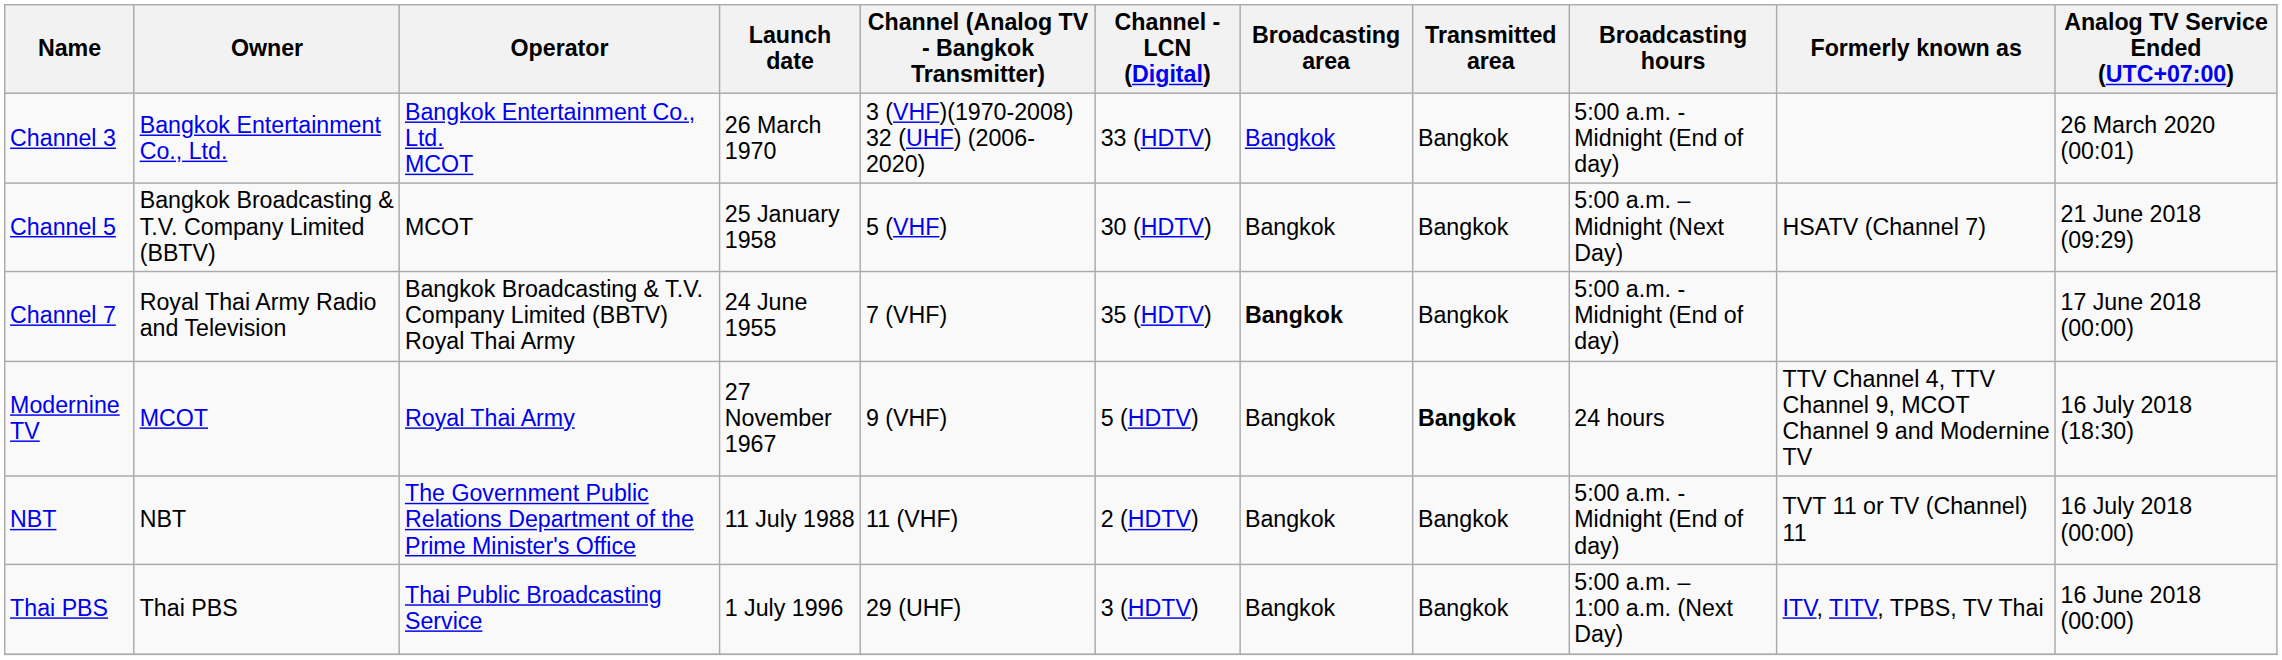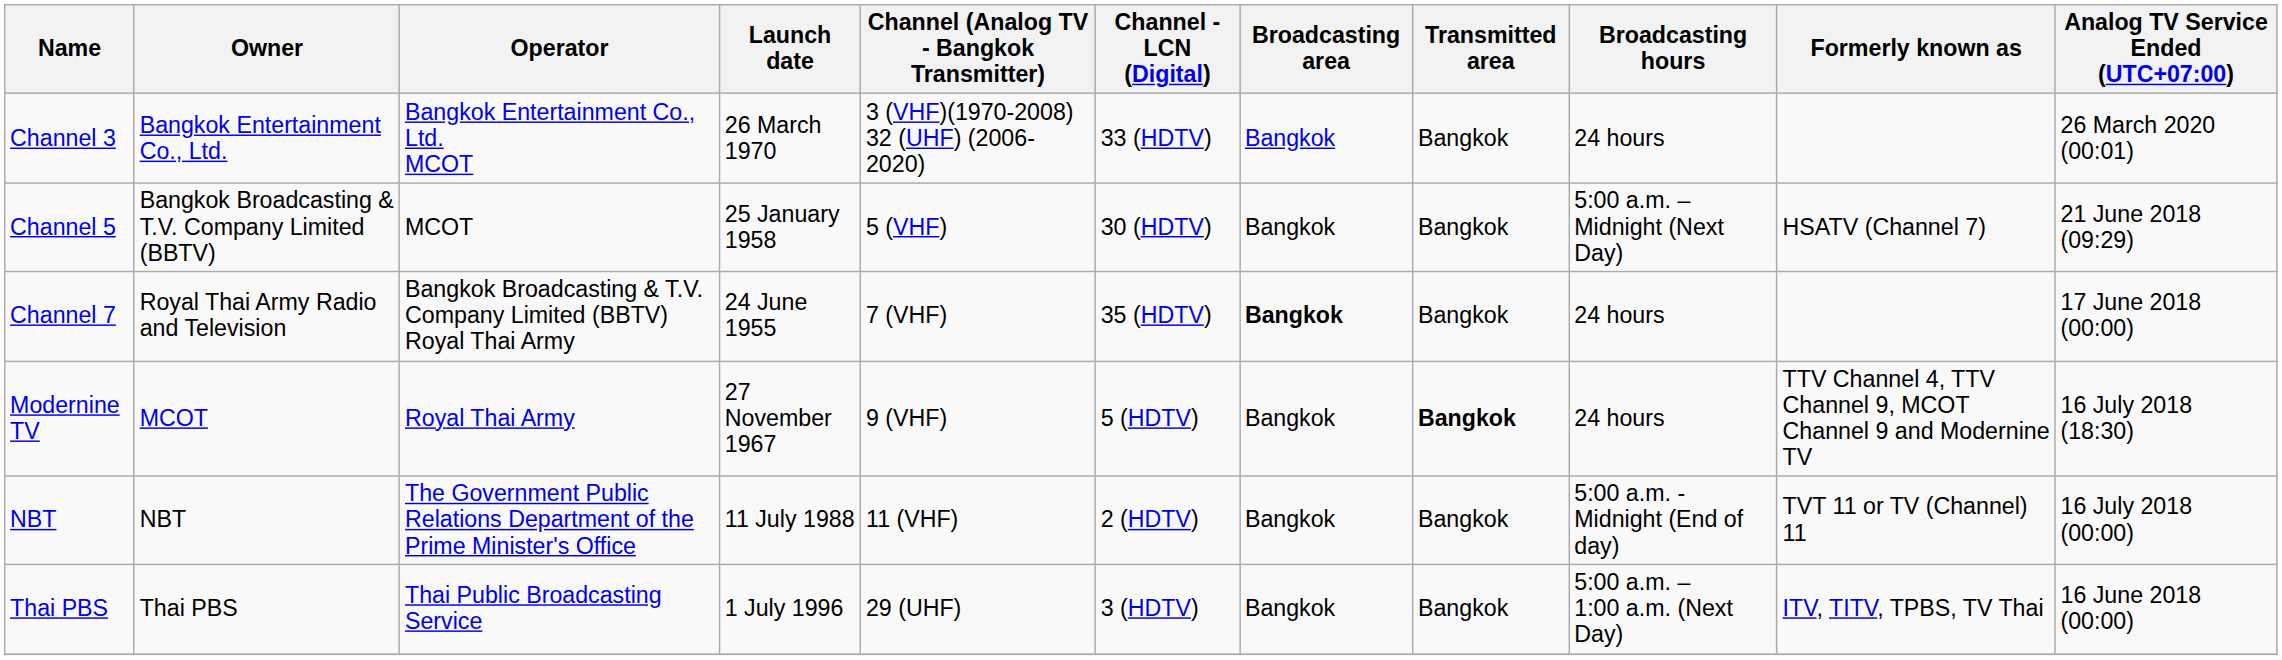(1659, 137) 5:00 a.m. - Midnight (End of day) -> (1619, 137) 24 hours
(1659, 315) 5:00 a.m. - Midnight (End of day) -> (1619, 315) 24 hours
